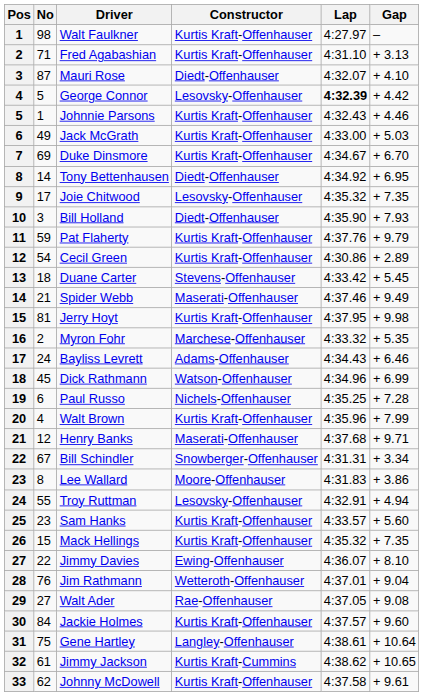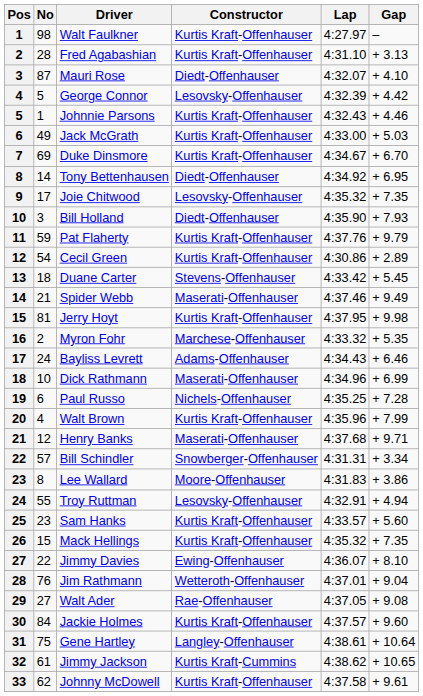(44, 55) 71 -> (44, 55) 28
(345, 96) bold -> (345, 96) normal
(44, 379) 45 -> (44, 379) 10
(233, 379) Watson-Offenhauser -> (236, 379) Maserati-Offenhauser
(44, 459) 67 -> (44, 459) 57
